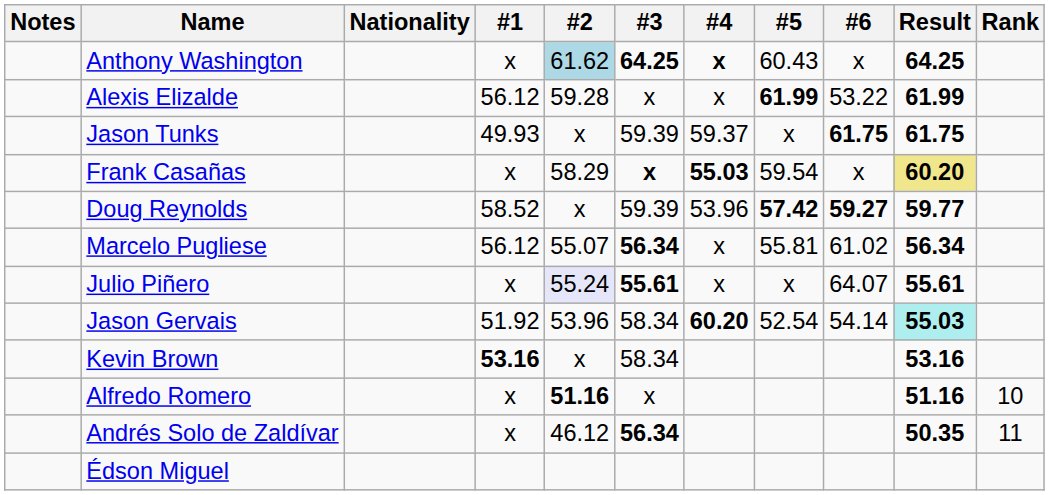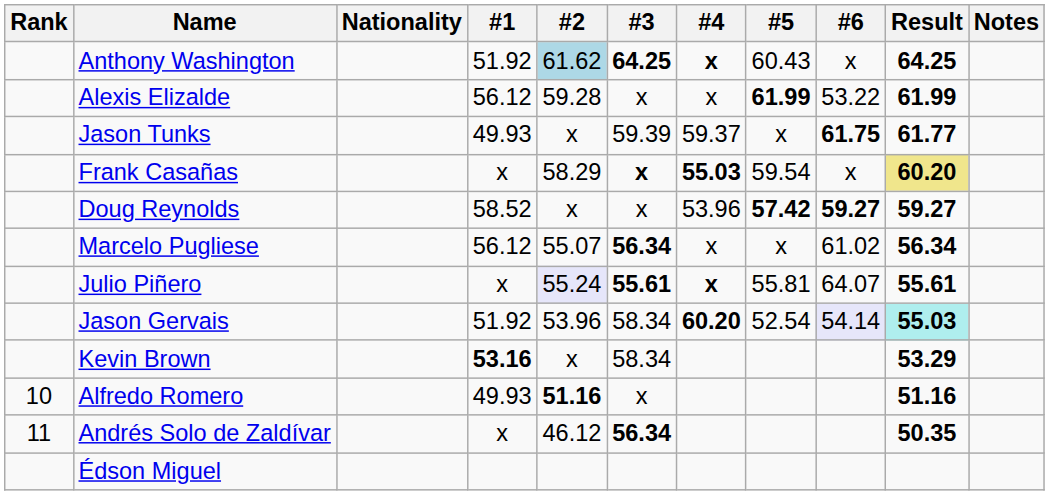columns swapped: (1010, 23) <-> (43, 23)
(510, 60) x -> (502, 60) 51.92
(935, 135) 61.75 -> (927, 135) 61.77
(649, 209) 59.39 -> (642, 209) x
(935, 209) 59.77 -> (927, 209) 59.27
(789, 246) 55.81 -> (781, 246) x
(719, 284) normal -> (711, 284) bold
(789, 284) x -> (781, 284) 55.81
(859, 321) no background -> (851, 321) lavender background
(935, 358) 53.16 -> (927, 358) 53.29
(510, 396) x -> (502, 396) 49.93
